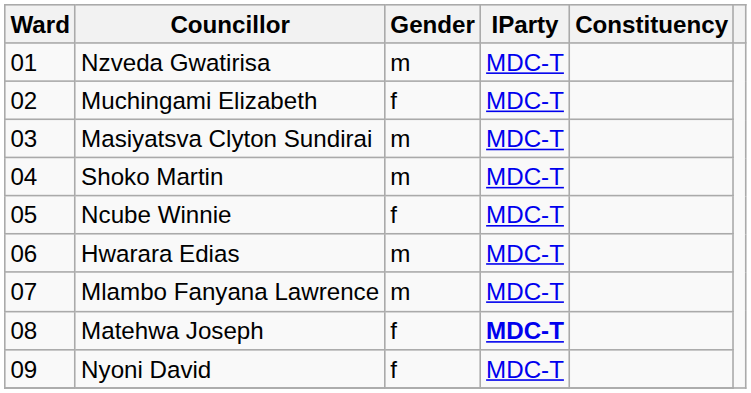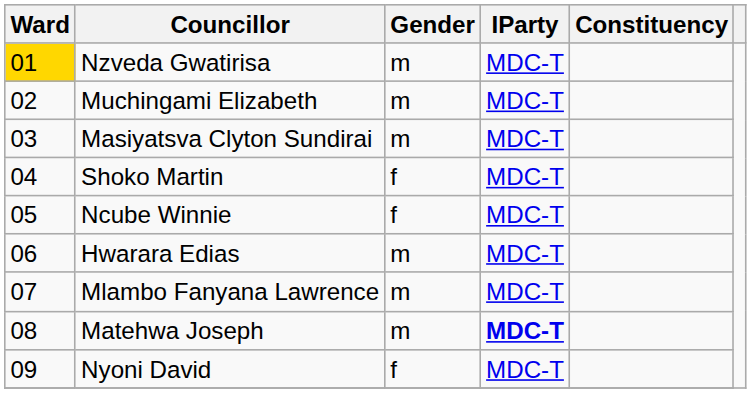(24, 62) no background -> (24, 62) gold background
(394, 101) f -> (400, 101) m
(400, 177) m -> (394, 177) f
(394, 330) f -> (400, 330) m
